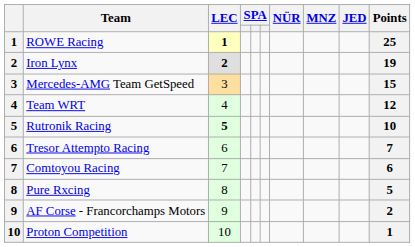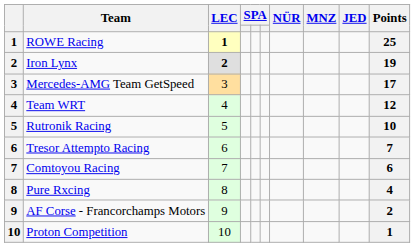(390, 83) 15 -> (390, 83) 17
(224, 126) bold -> (224, 126) normal
(390, 189) 5 -> (390, 189) 4
